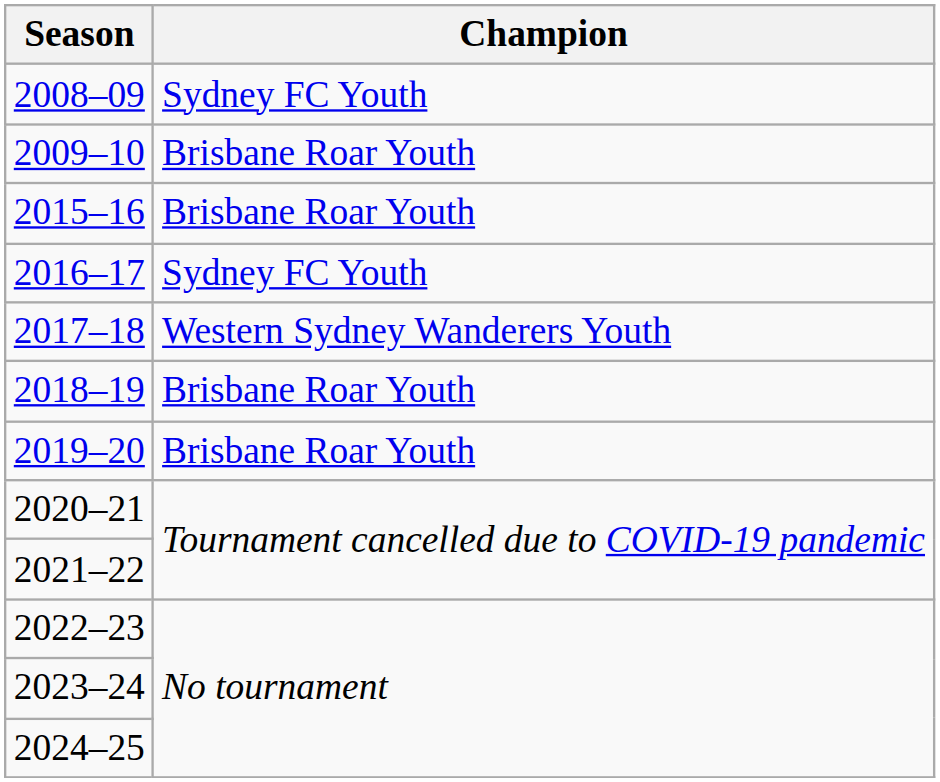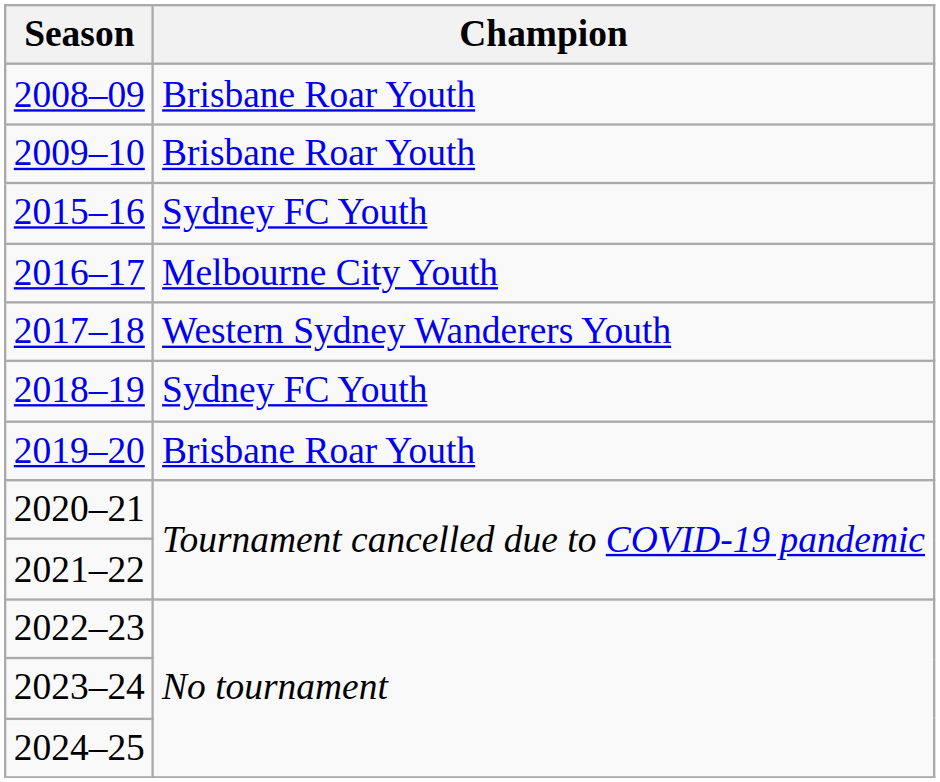(295, 93) Sydney FC Youth -> (319, 93) Brisbane Roar Youth
(319, 212) Brisbane Roar Youth -> (295, 212) Sydney FC Youth
(295, 271) Sydney FC Youth -> (330, 271) Melbourne City Youth
(319, 390) Brisbane Roar Youth -> (295, 390) Sydney FC Youth
